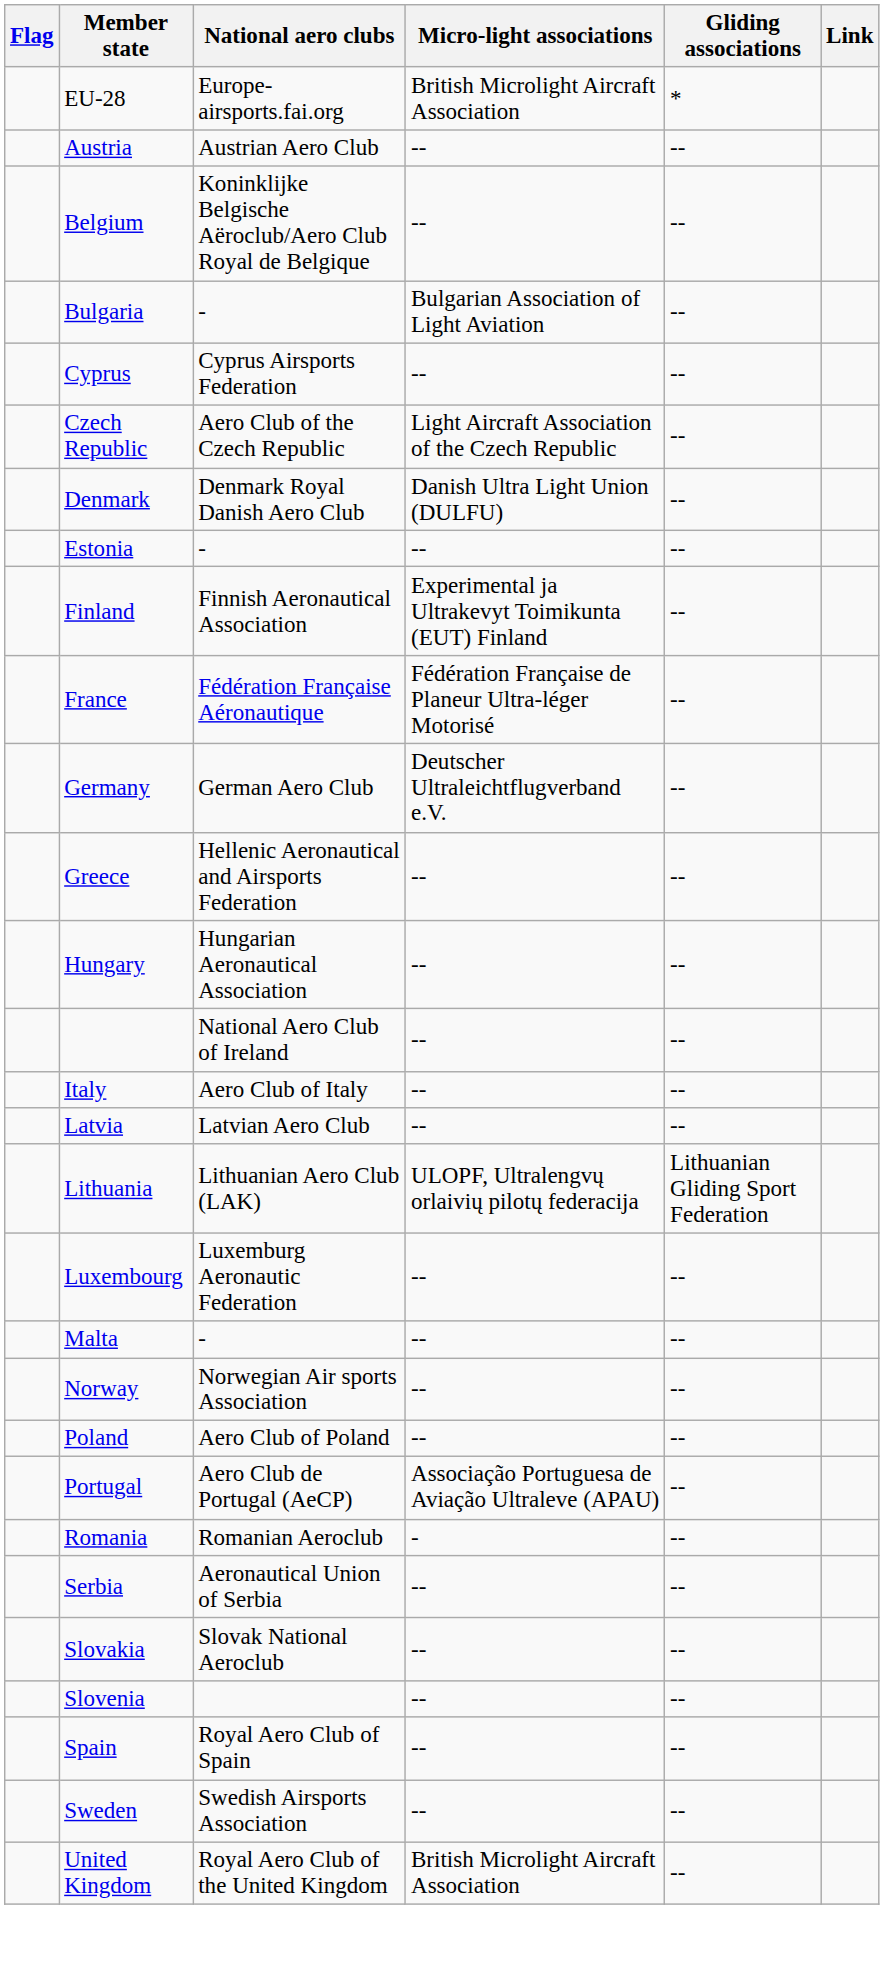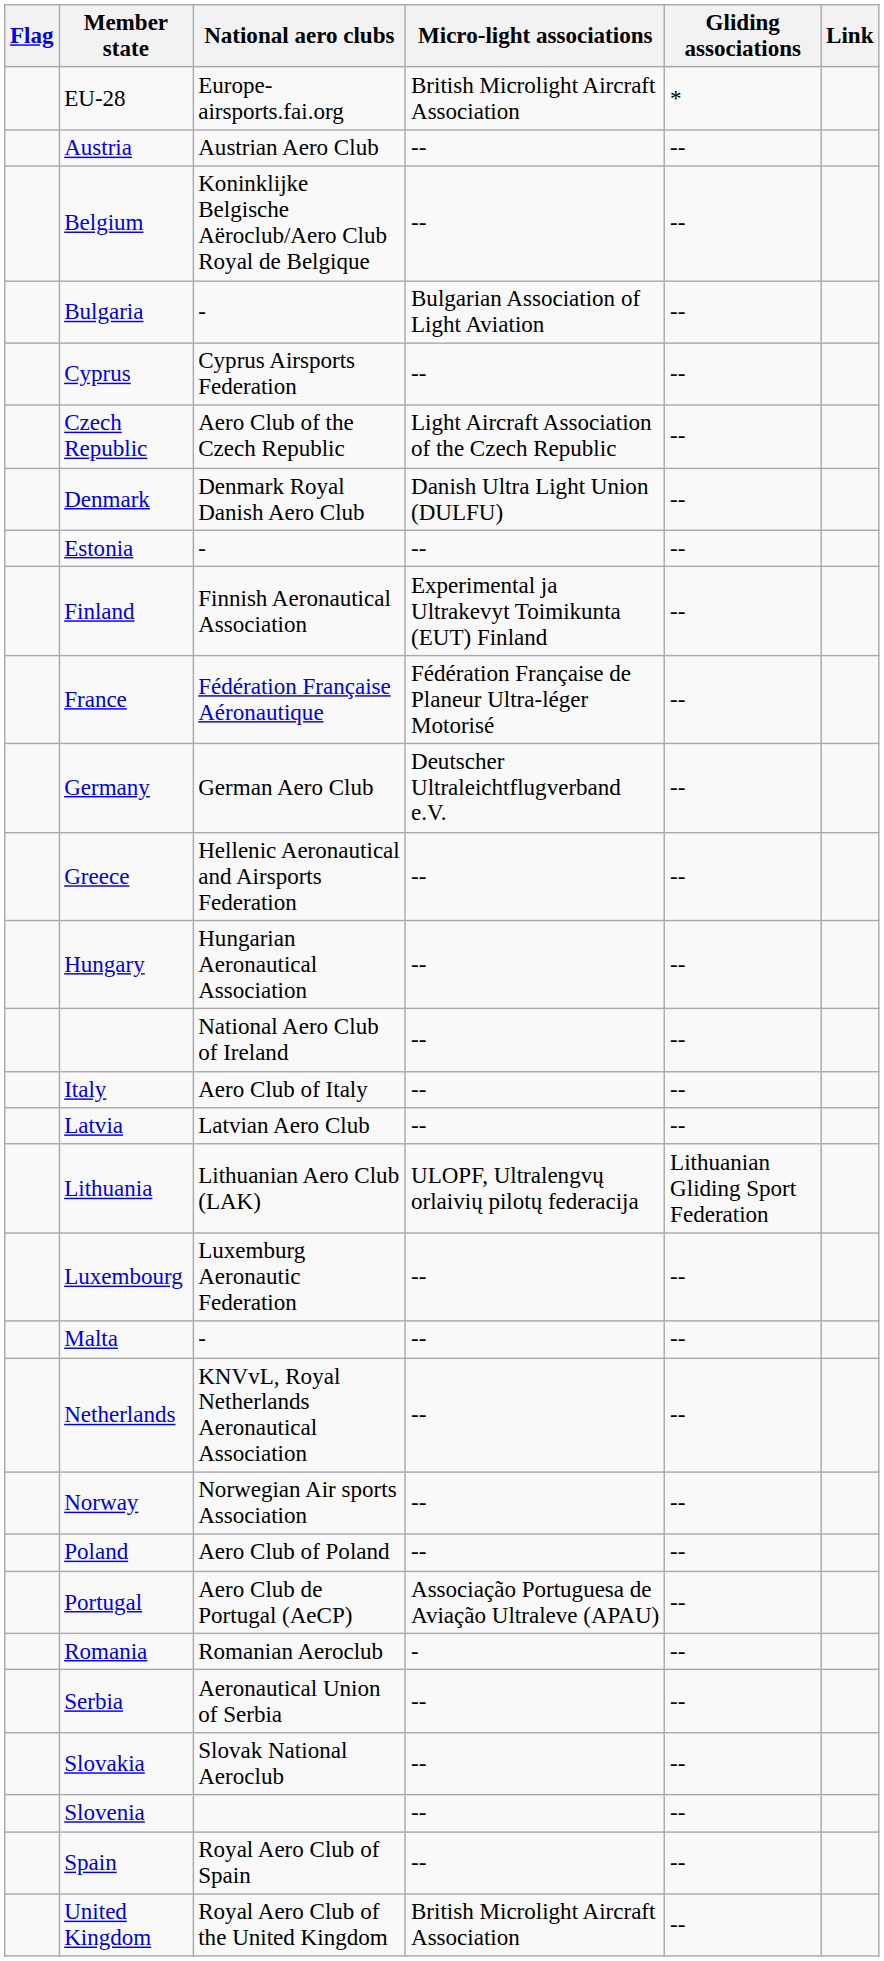+ row: (120, 1414)
- row: (101, 1810)
